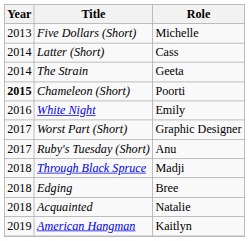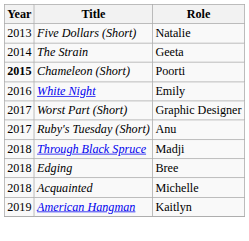(177, 33) Michelle -> (173, 33) Natalie
- row: (71, 52)
(173, 206) Natalie -> (177, 187) Michelle
